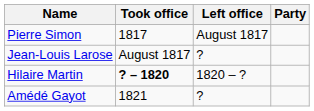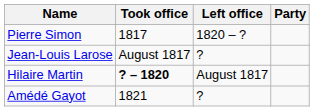(232, 34) August 1817 -> (221, 34) 1820 – ?
(221, 75) 1820 – ? -> (232, 75) August 1817
